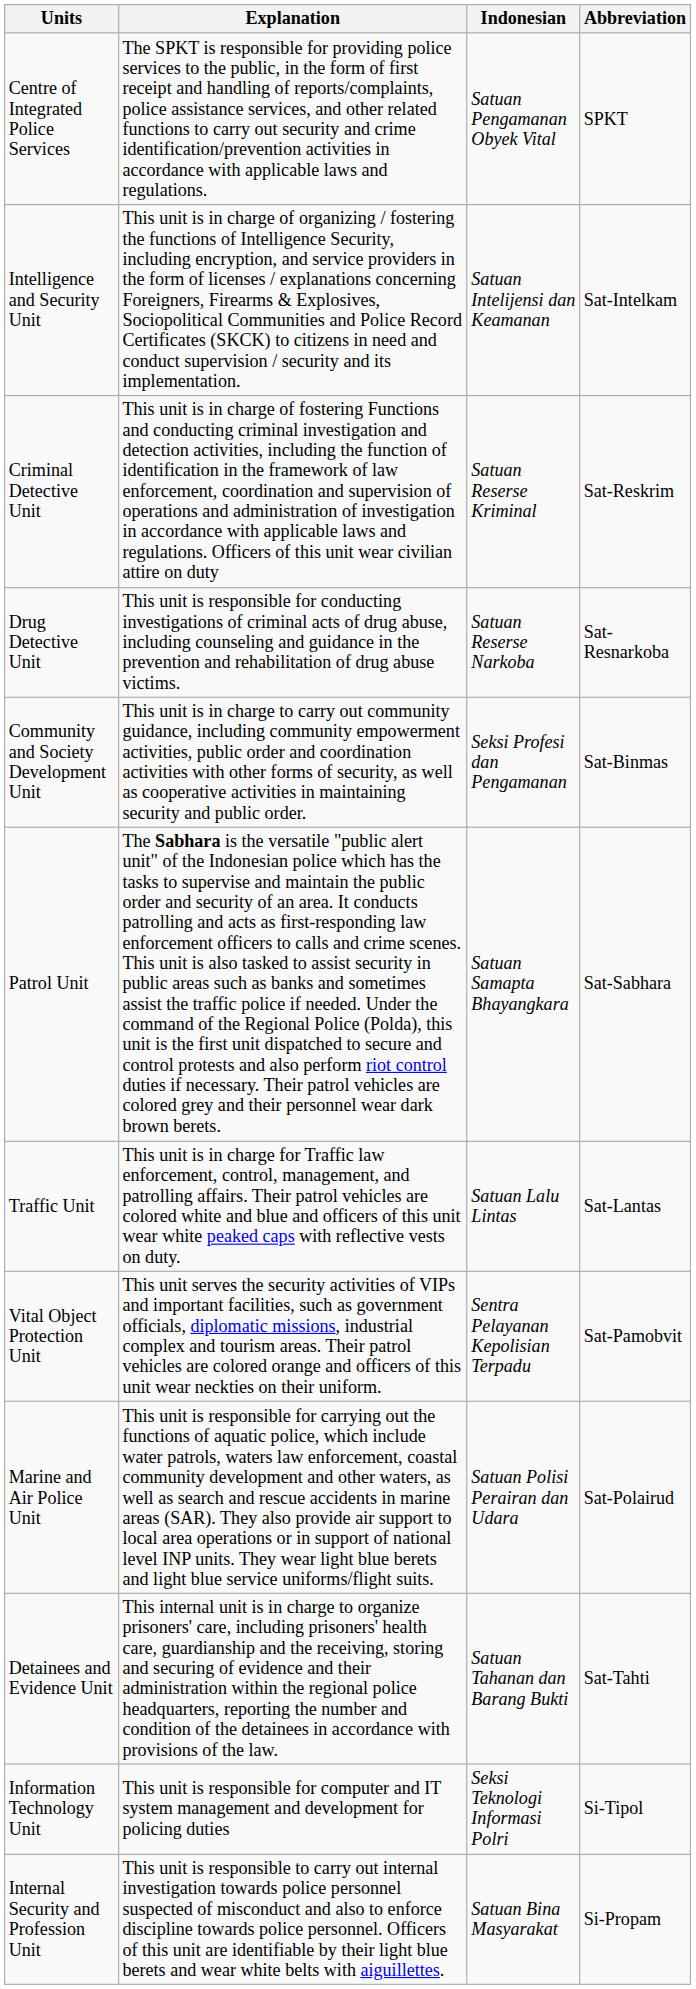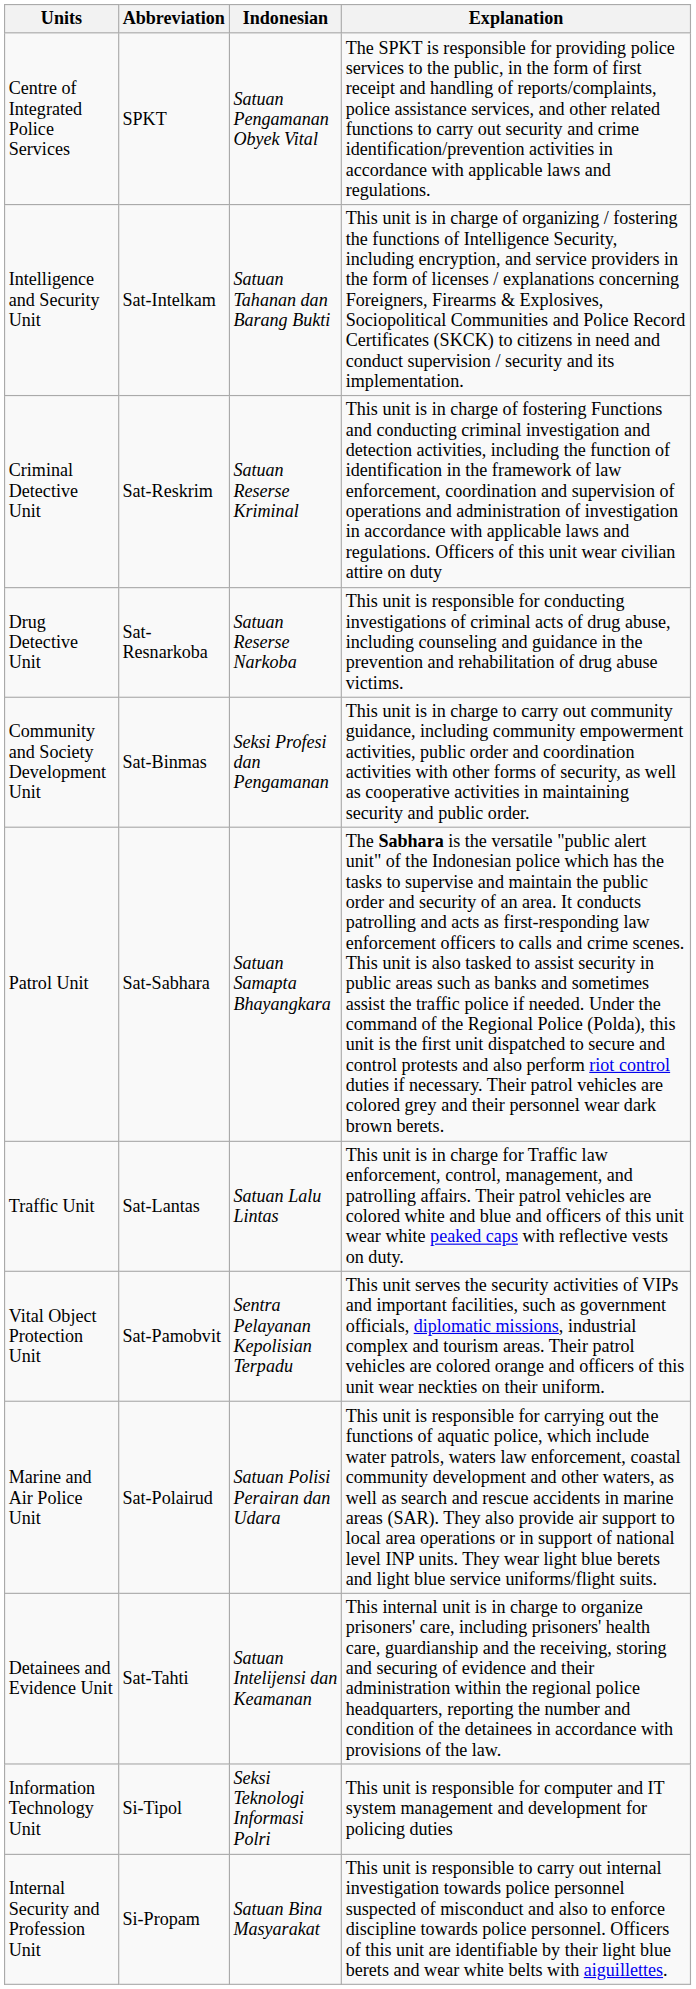columns swapped: (635, 18) <-> (293, 18)
(523, 299) Satuan Intelijensi dan Keamanan -> (282, 299) Satuan Tahanan dan Barang Bukti
(520, 1678) Satuan Tahanan dan Barang Bukti -> (285, 1678) Satuan Intelijensi dan Keamanan
